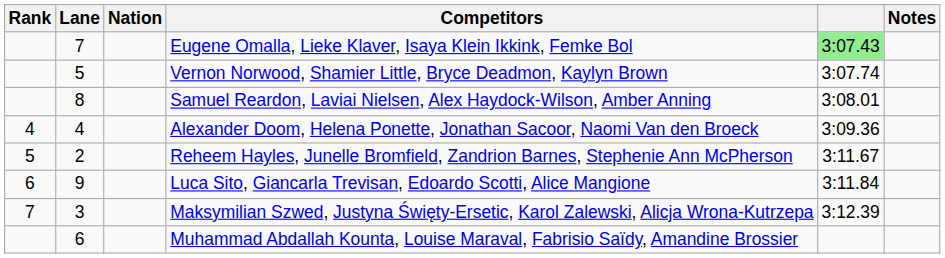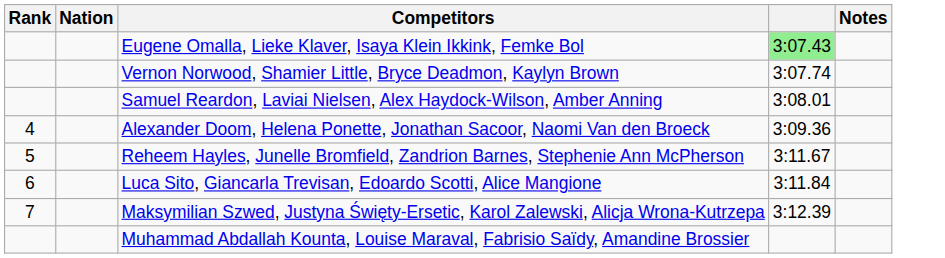- column: (80, 18)
